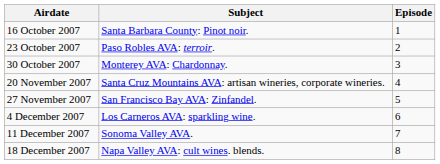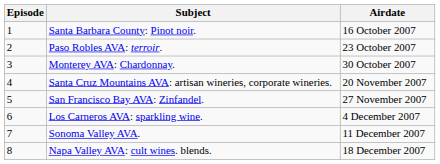columns swapped: (414, 13) <-> (52, 13)
